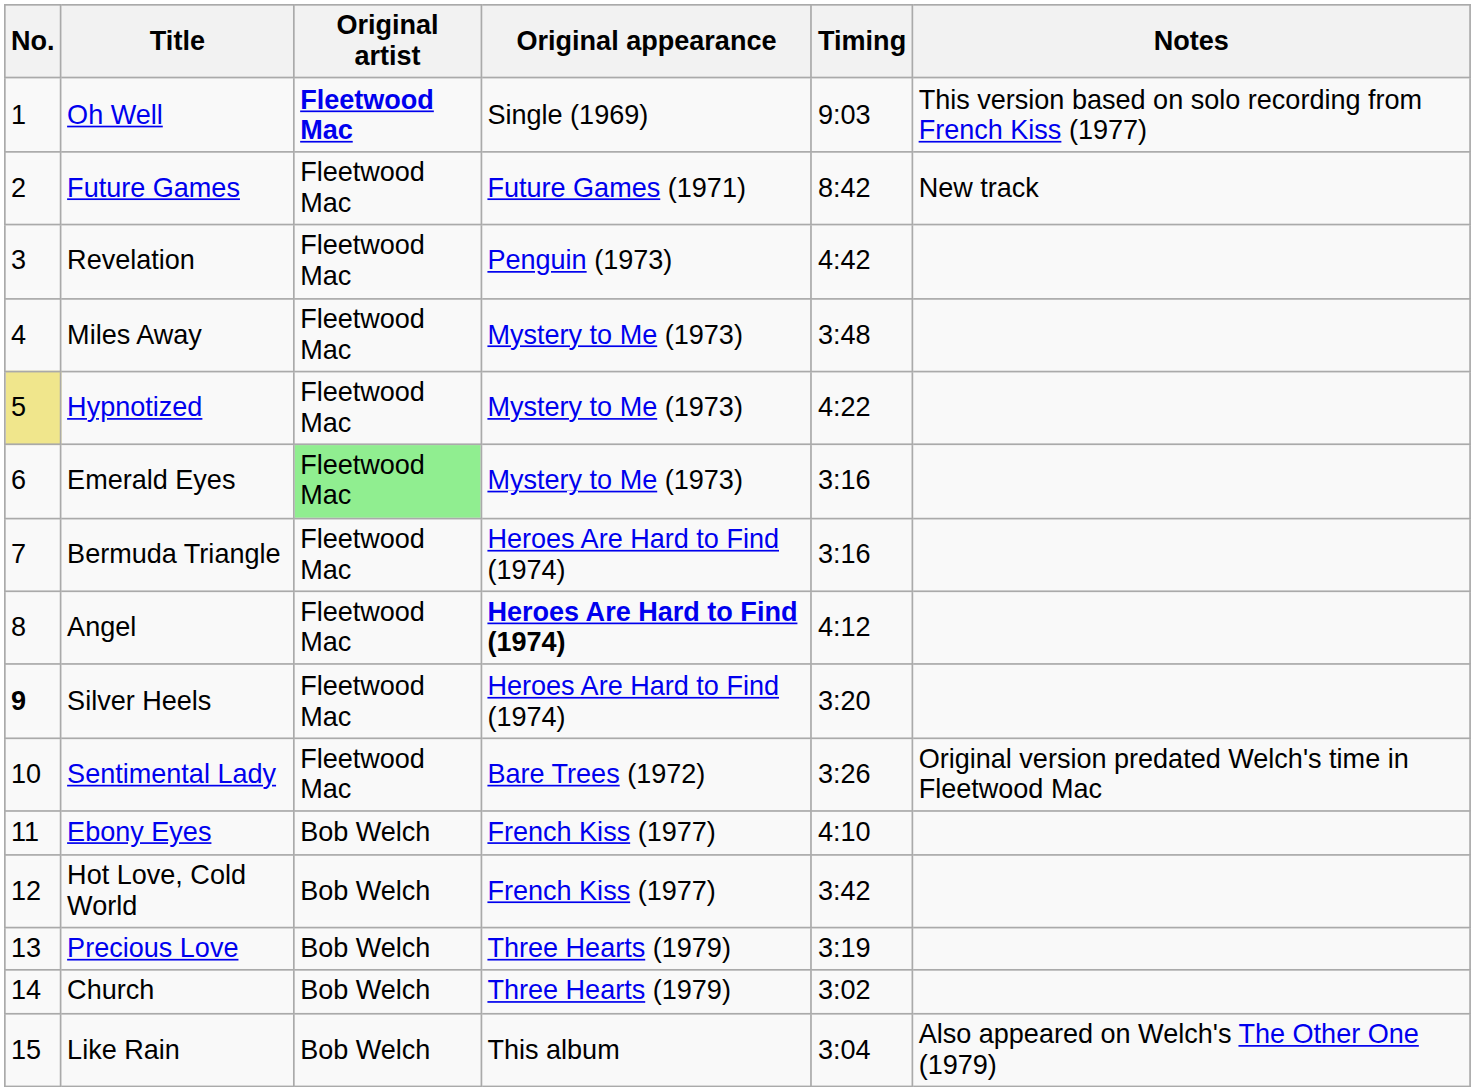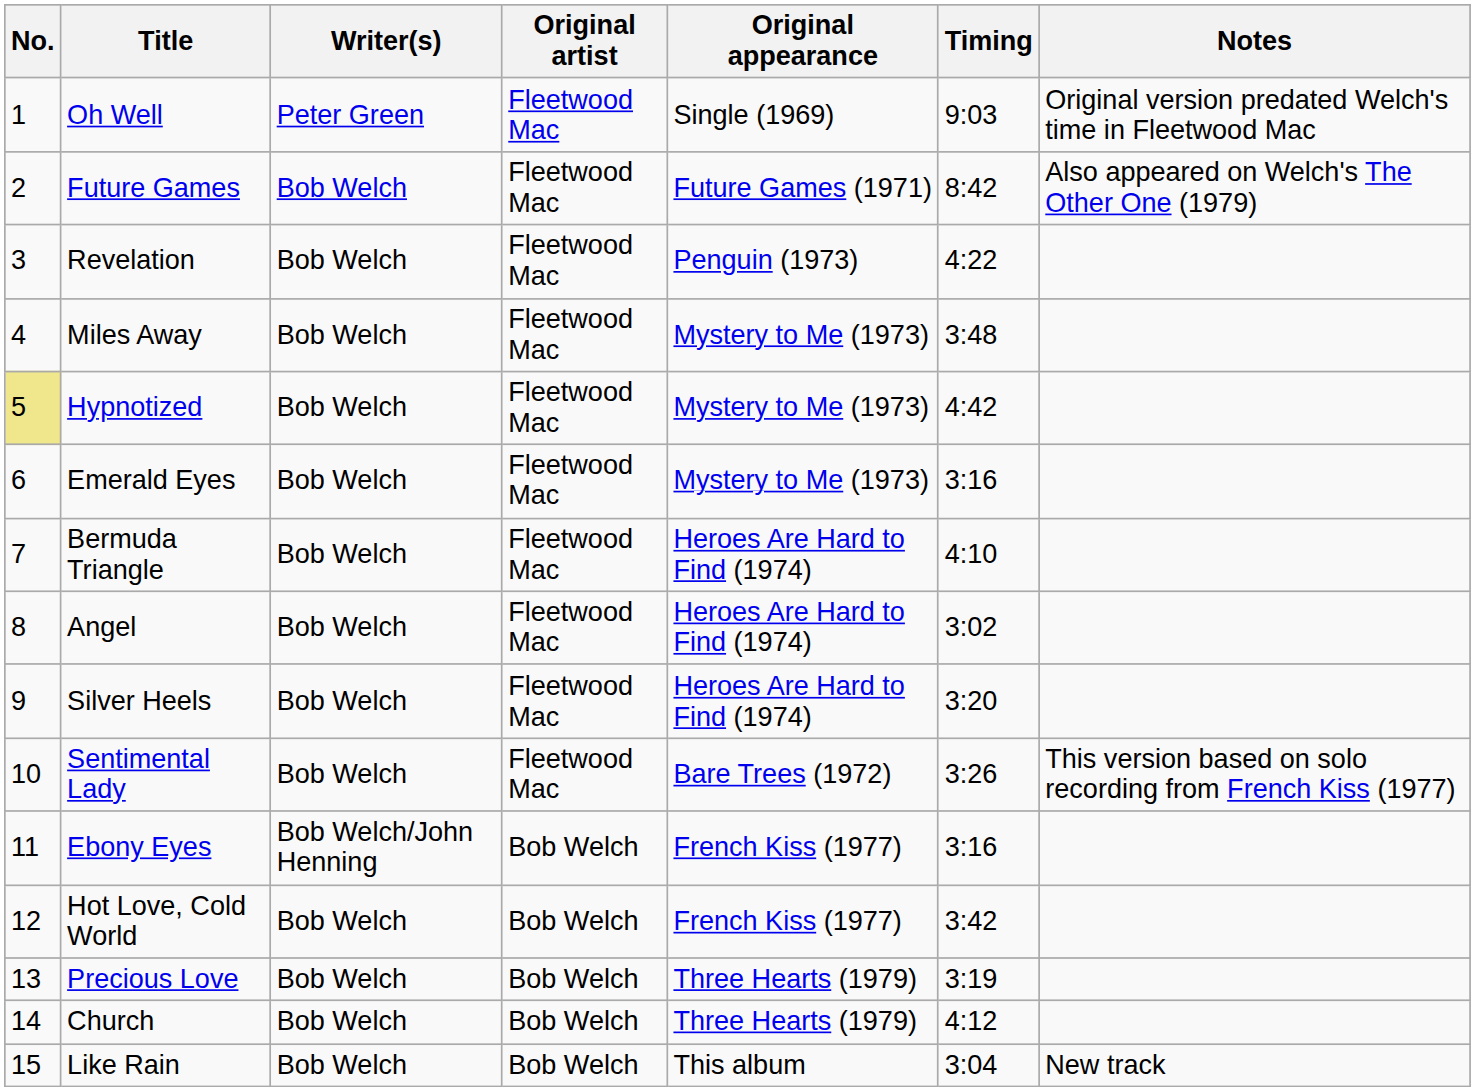+ column: (386, 41)
(367, 114) bold -> (571, 114) normal
(1170, 114) This version based on solo recording from French Kiss (1977) -> (1247, 114) Original version predated Welch's time in Fleetwood Mac
(979, 187) New track -> (1228, 187) Also appeared on Welch's The Other One (1979)
(844, 261) 4:42 -> (971, 261) 4:22
(844, 407) 4:22 -> (971, 407) 4:42
(363, 480) lightgreen background -> (571, 480) no background
(844, 554) 3:16 -> (971, 554) 4:10
(642, 627) bold -> (789, 627) normal
(844, 627) 4:12 -> (971, 627) 3:02
(19, 700) bold -> (19, 700) normal
(1164, 774) Original version predated Welch's time in Fleetwood Mac -> (1250, 774) This version based on solo recording from French Kiss (1977)
(844, 832) 4:10 -> (971, 847) 3:16
(844, 991) 3:02 -> (971, 1021) 4:12
(1169, 1049) Also appeared on Welch's The Other One (1979) -> (1105, 1064) New track
